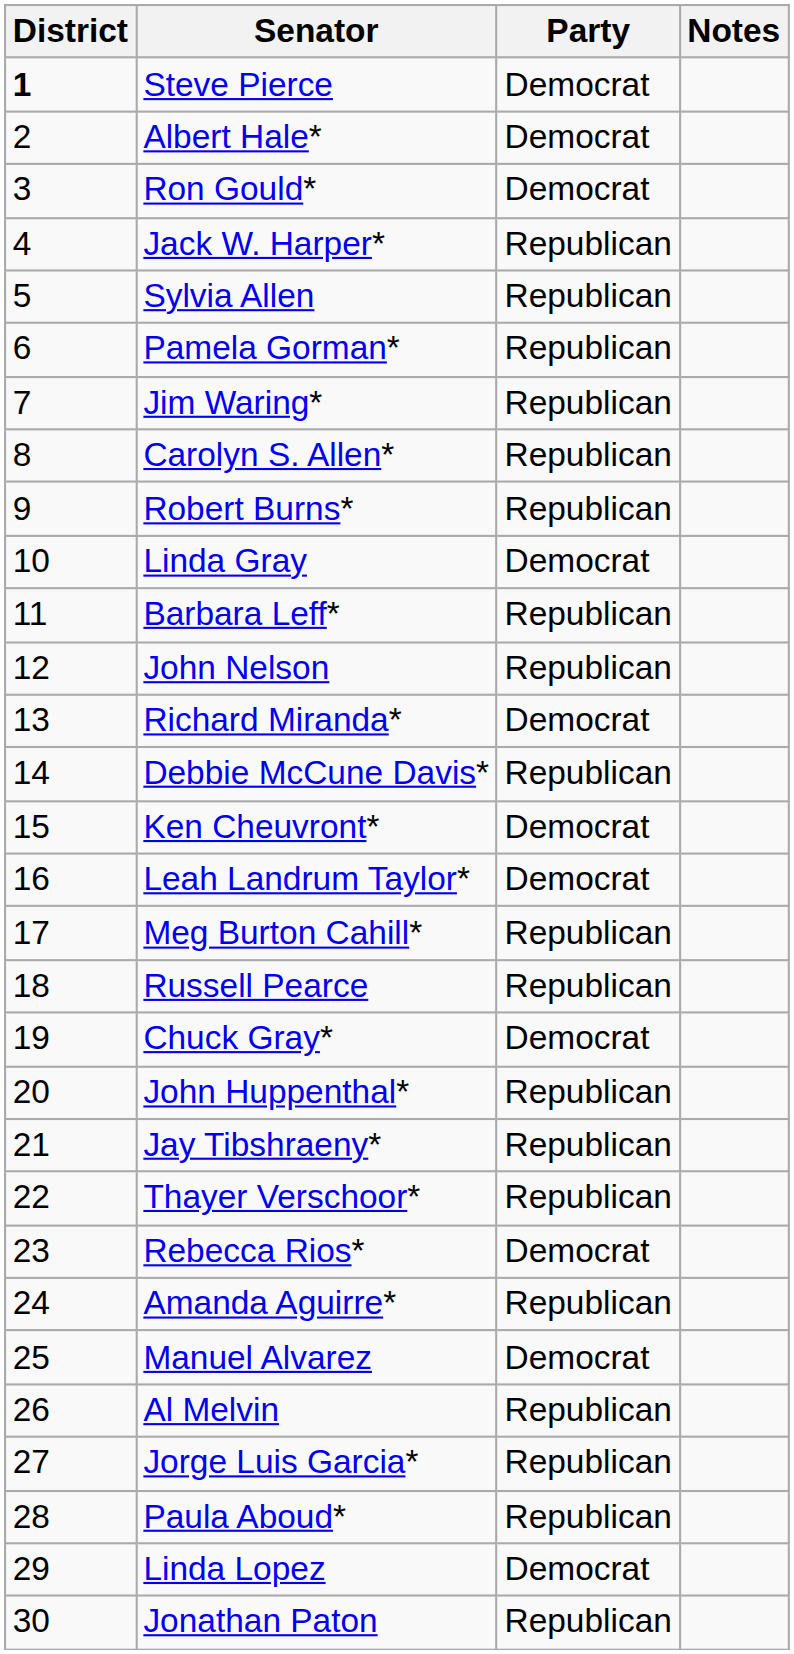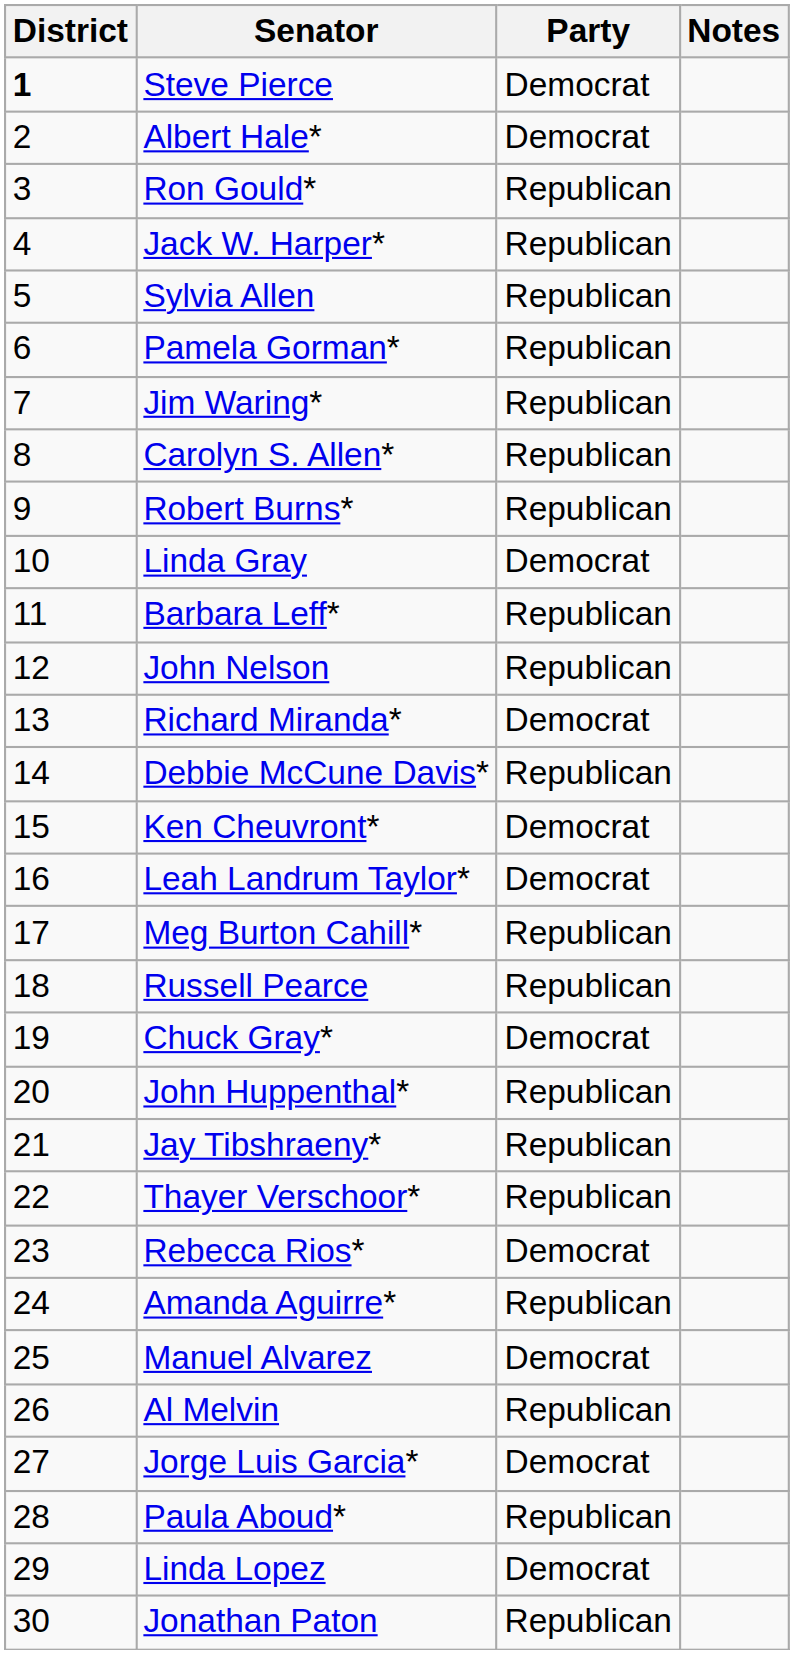(577, 190) Democrat -> (588, 190) Republican
(588, 1462) Republican -> (577, 1462) Democrat
